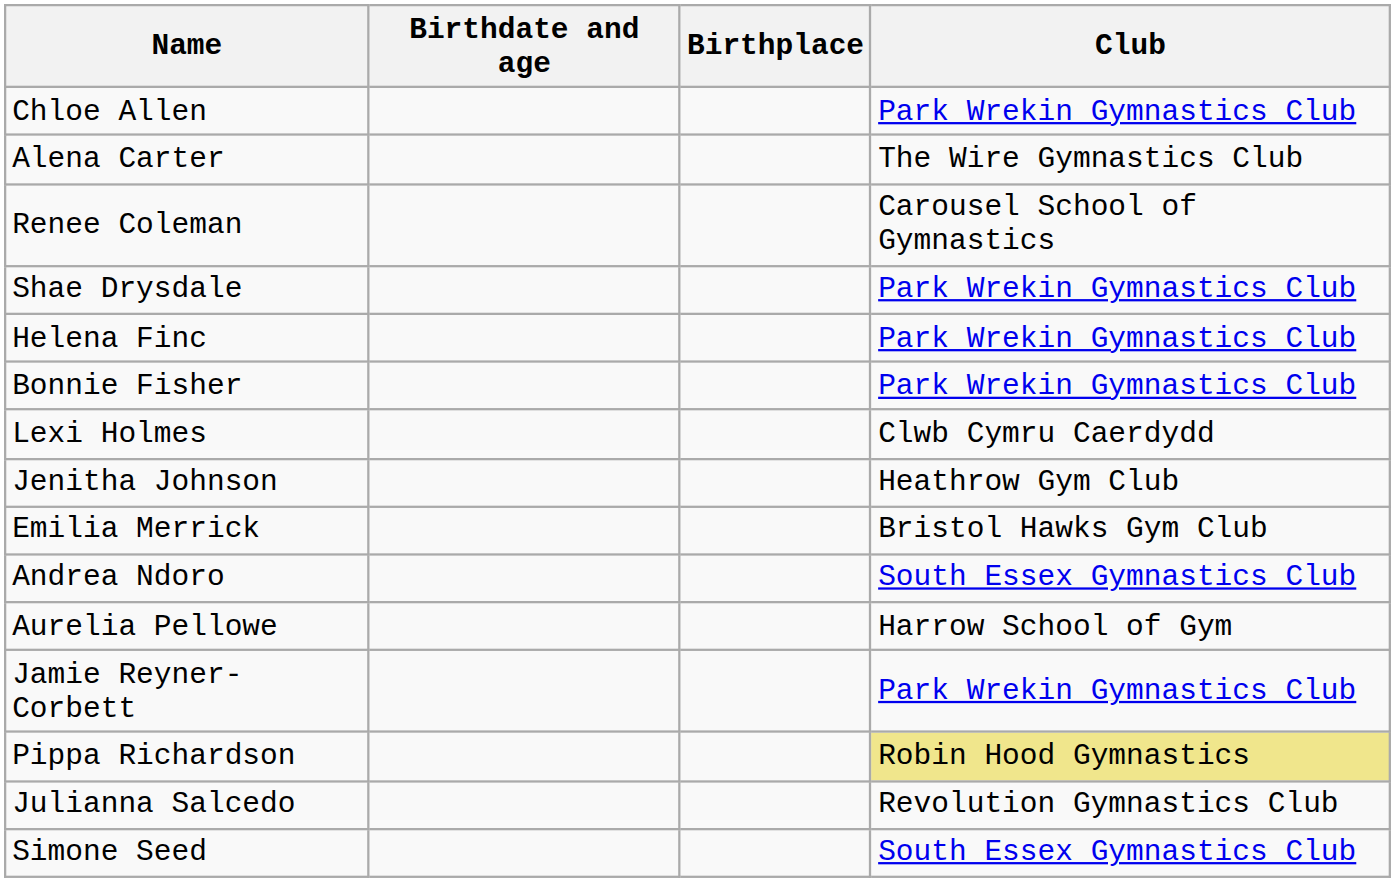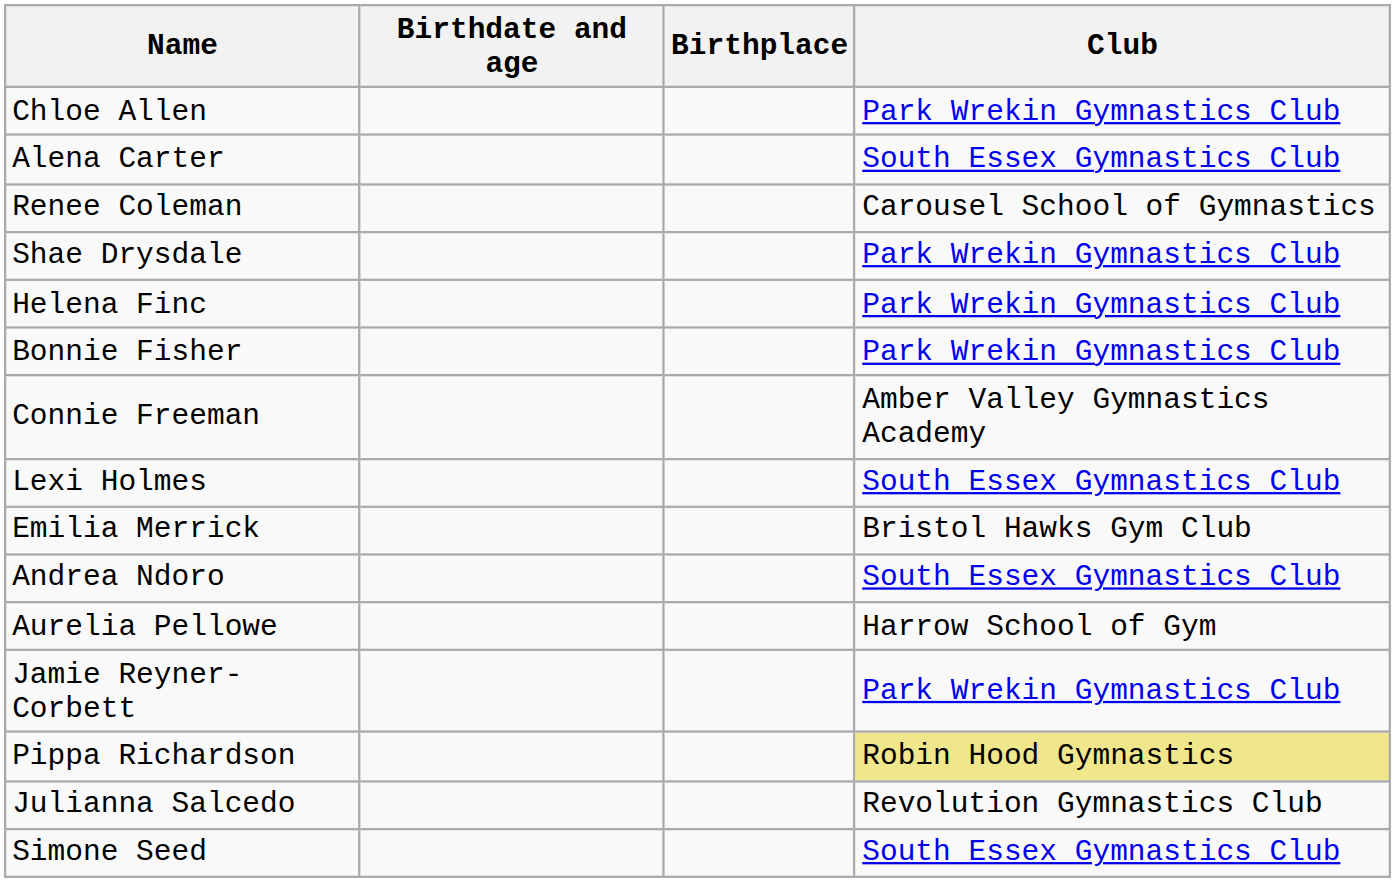(1091, 159) The Wire Gymnastics Club -> (1101, 159) South Essex Gymnastics Club
+ row: (136, 417)
(1046, 434) Clwb Cymru Caerdydd -> (1101, 482) South Essex Gymnastics Club
- row: (145, 482)
